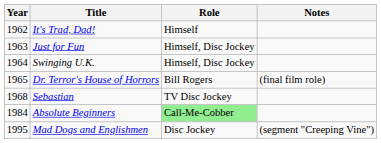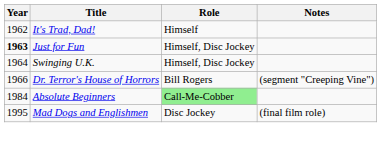(17, 46) normal -> (17, 46) bold
(17, 79) 1965 -> (17, 79) 1966
(292, 79) (final film role) -> (317, 79) (segment "Creeping Vine")
- row: (53, 96)
(317, 130) (segment "Creeping Vine") -> (292, 113) (final film role)
